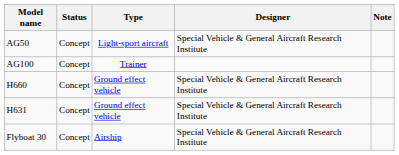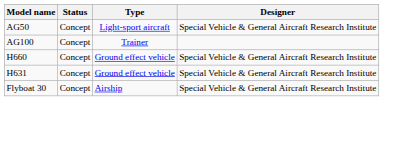- column: (382, 17)
